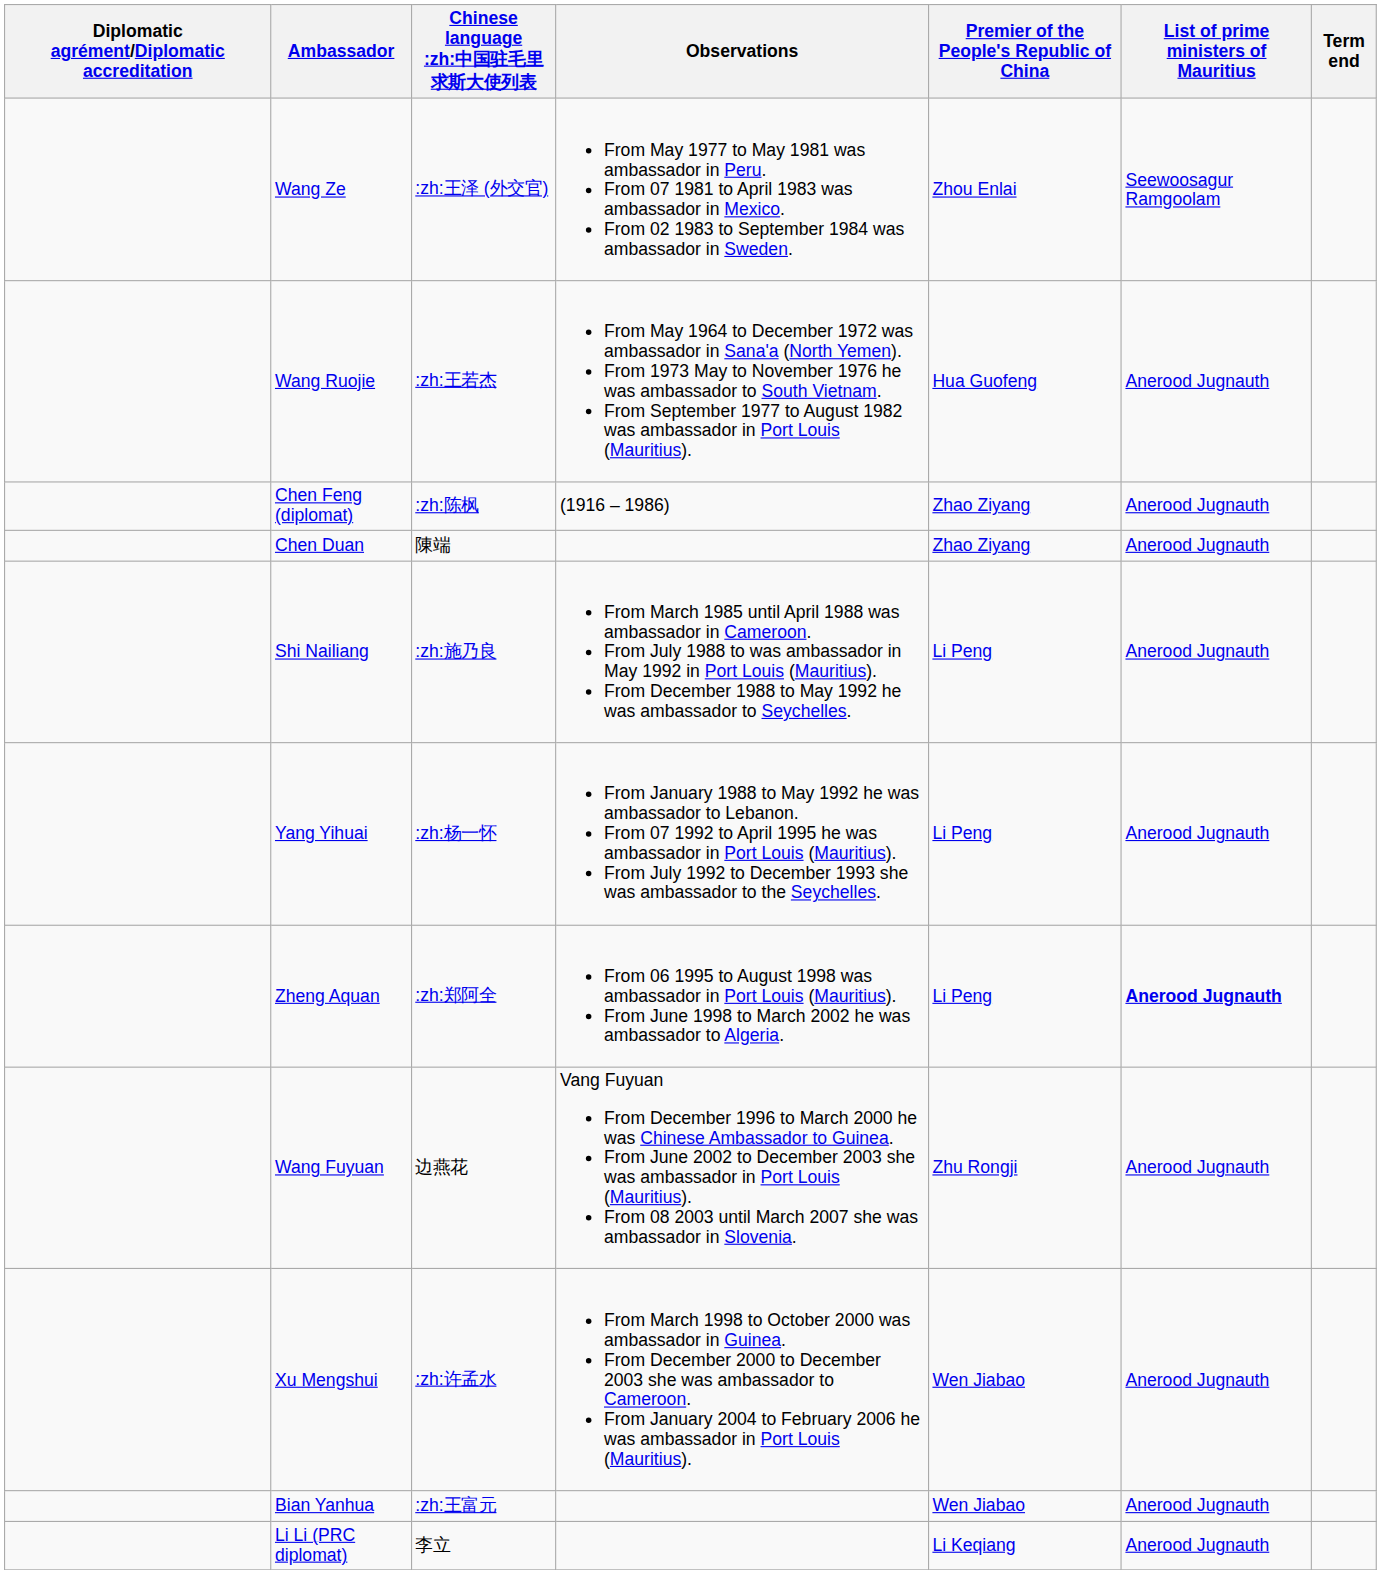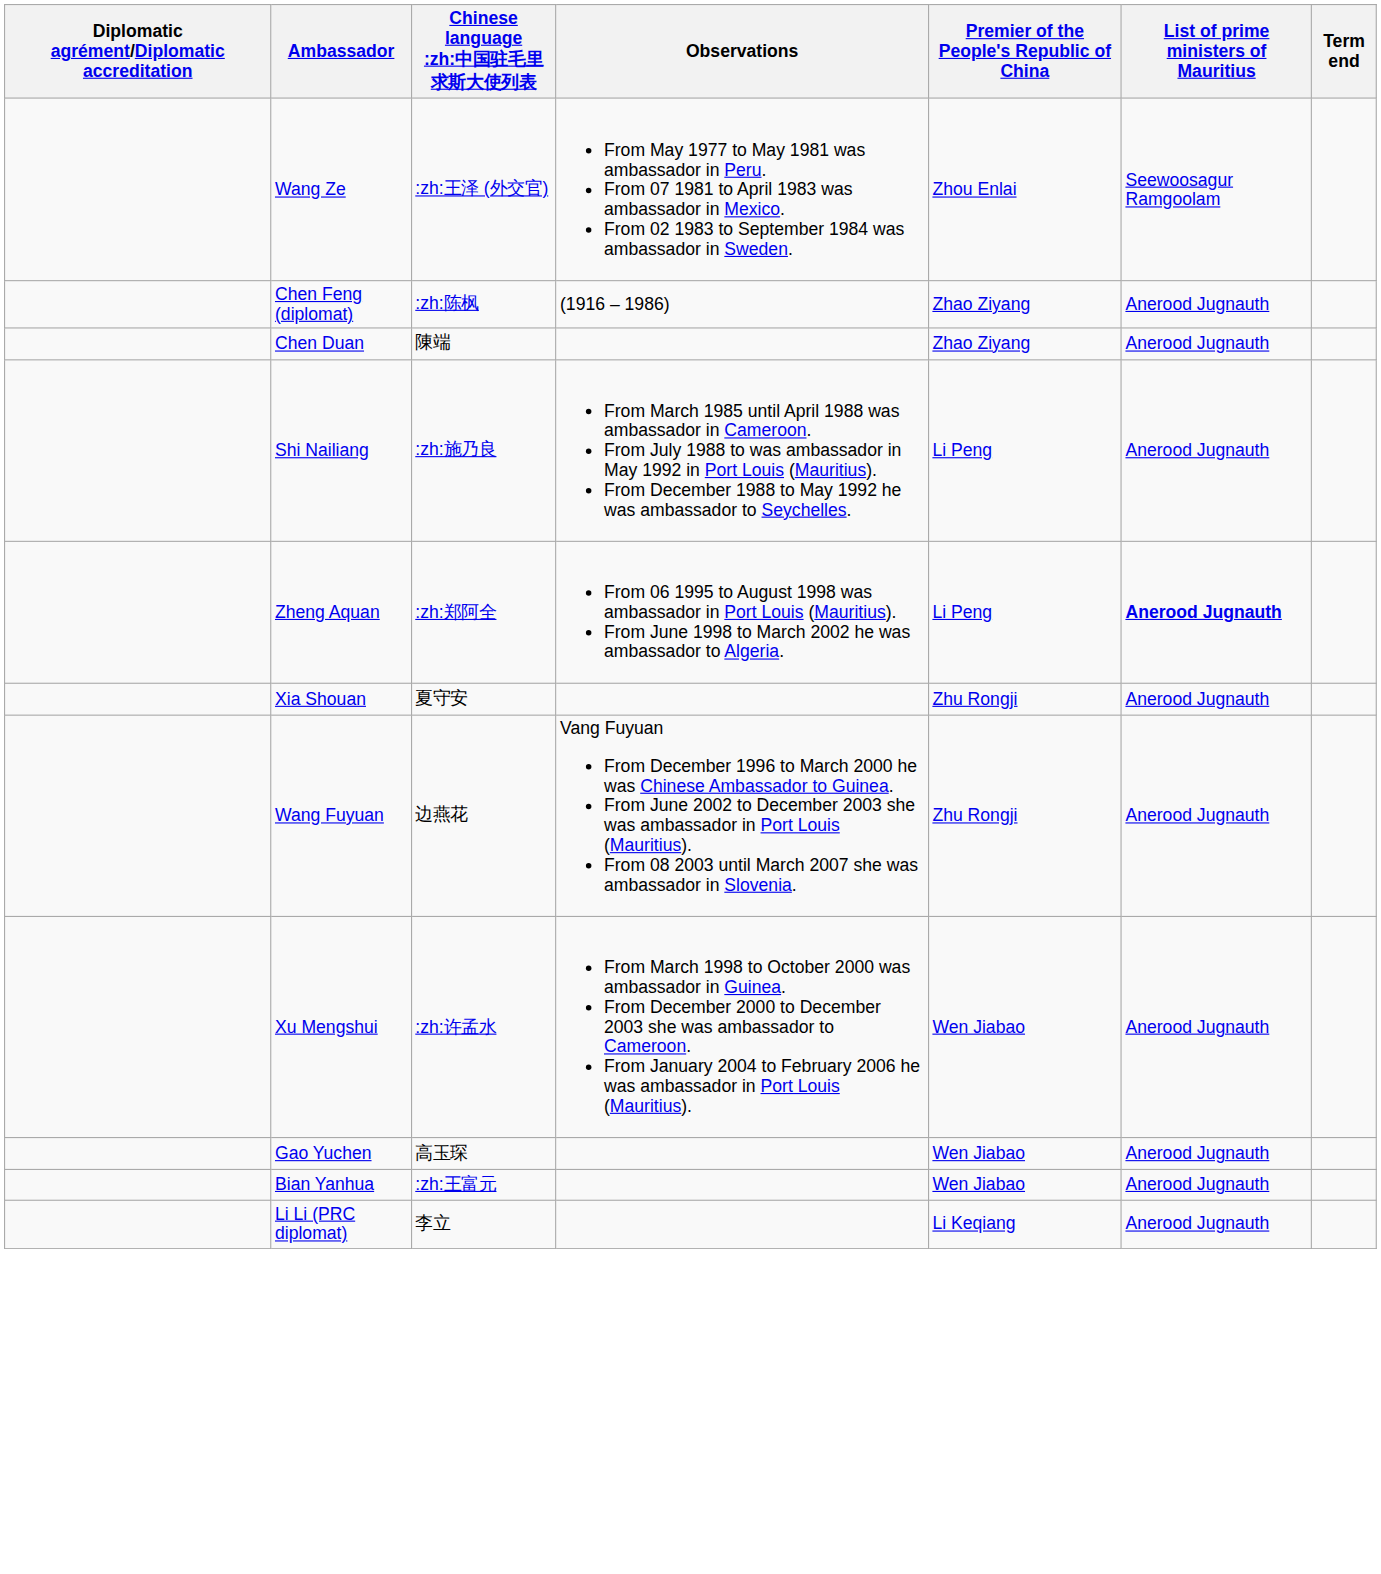- row: (325, 381)
- row: (321, 833)
+ row: (320, 699)
+ row: (323, 1153)
